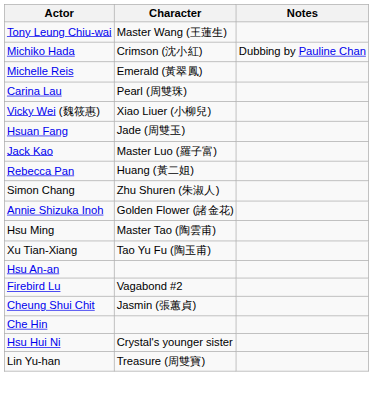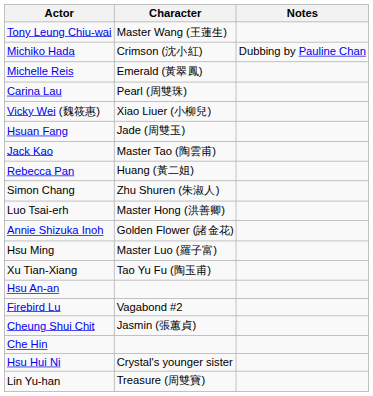(167, 151) Master Luo (羅子富) -> (166, 151) Master Tao (陶雲甫)
+ row: (38, 210)
(166, 230) Master Tao (陶雲甫) -> (167, 250) Master Luo (羅子富)
